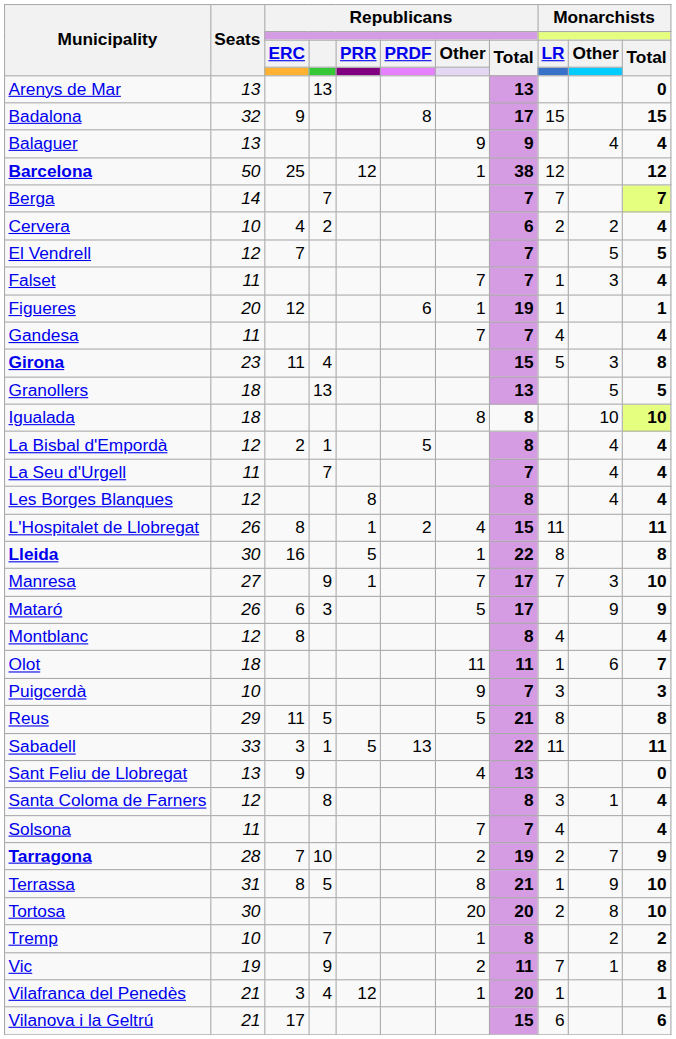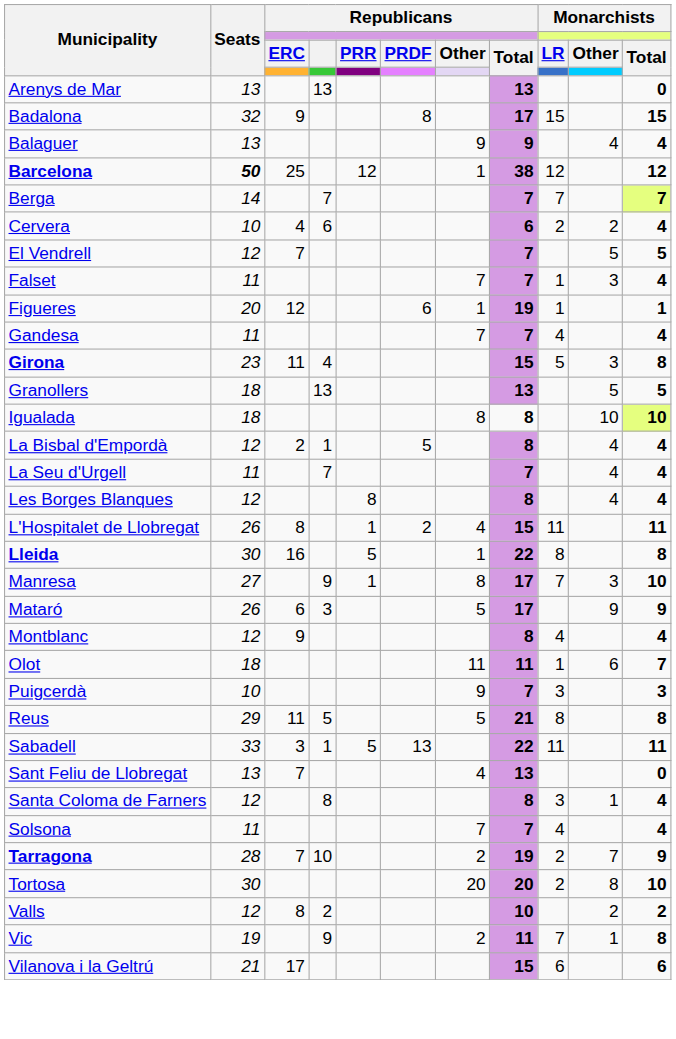(251, 171) normal -> (251, 171) bold
(327, 225) 2 -> (327, 225) 6
(481, 582) 7 -> (481, 582) 8
(300, 637) 8 -> (300, 637) 9
(300, 774) 9 -> (300, 774) 7
- row: (42, 883)
- row: (33, 938)
+ row: (27, 911)
- row: (97, 993)
